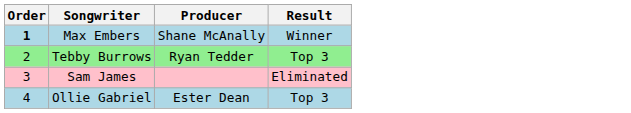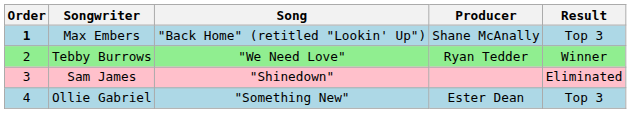+ column: (292, 15)
(310, 36) Winner -> (584, 36) Top 3
(310, 56) Top 3 -> (584, 56) Winner
